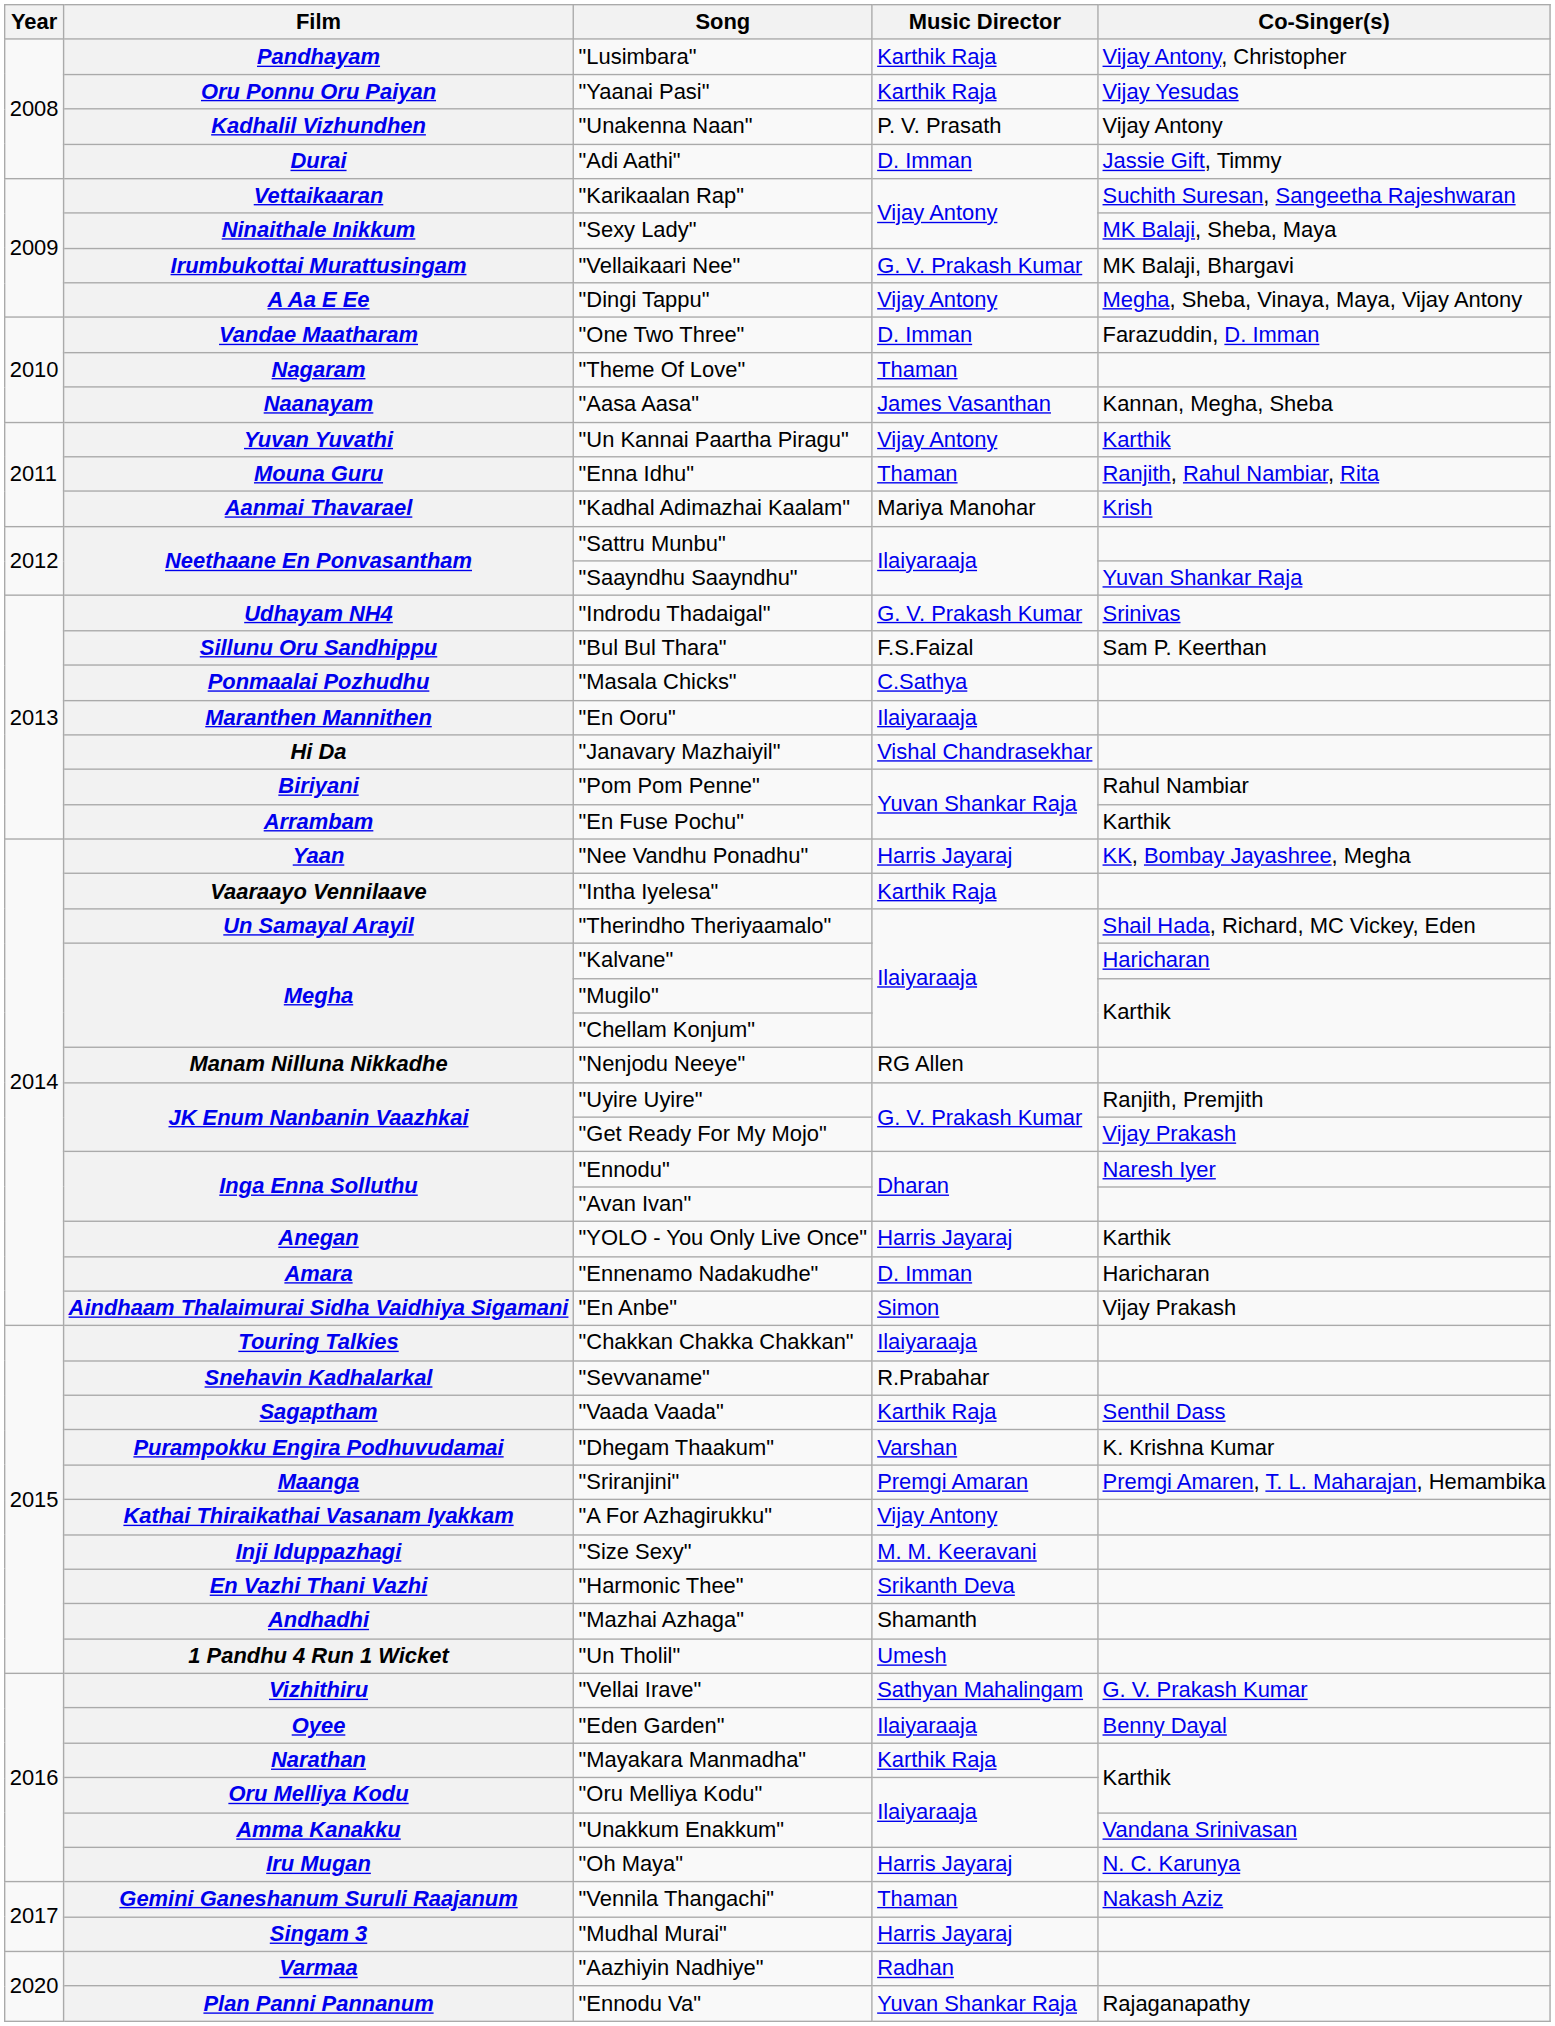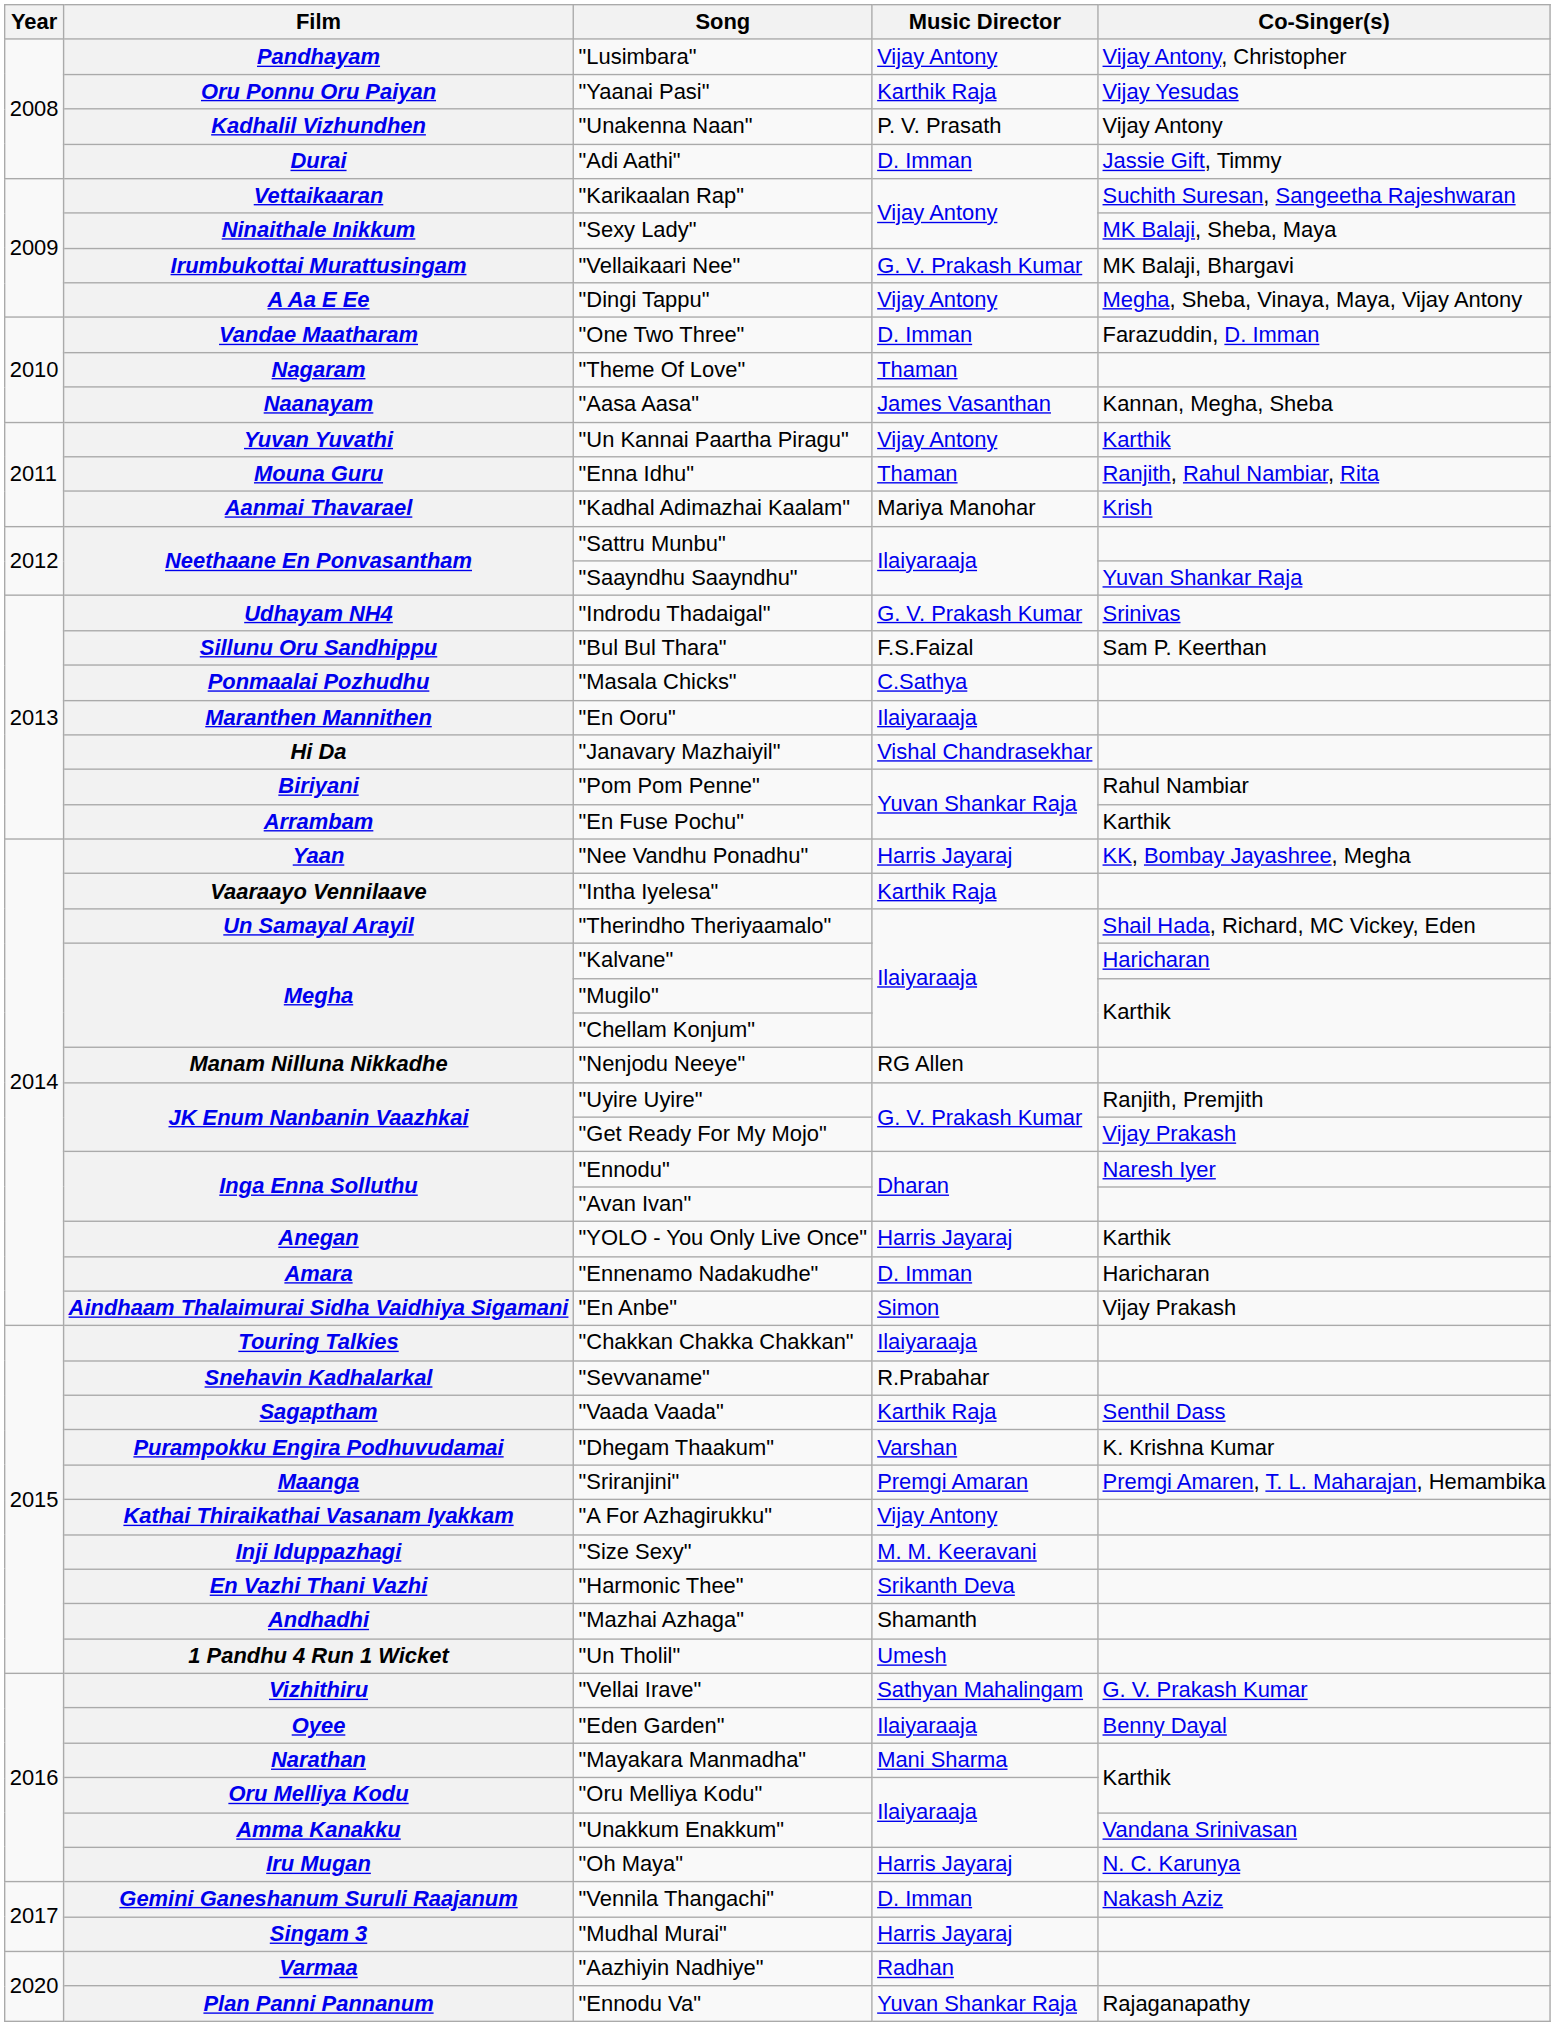(937, 56) Karthik Raja -> (937, 56) Vijay Antony
(937, 1760) Karthik Raja -> (942, 1760) Mani Sharma
(917, 1899) Thaman -> (925, 1899) D. Imman
